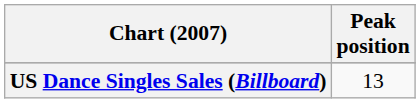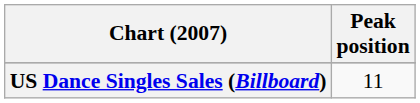(373, 80) 13 -> (373, 80) 11
